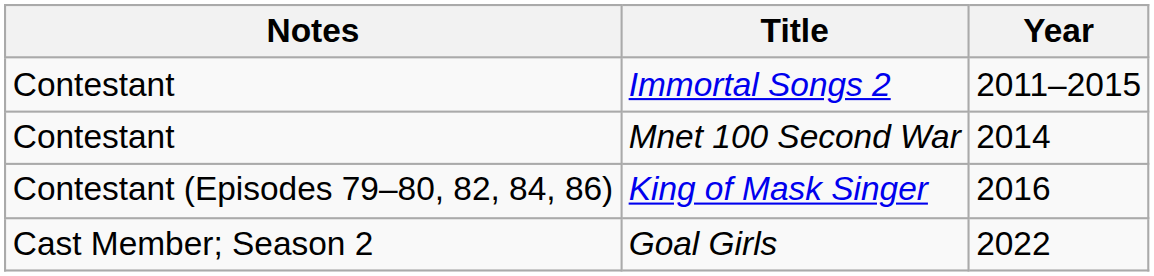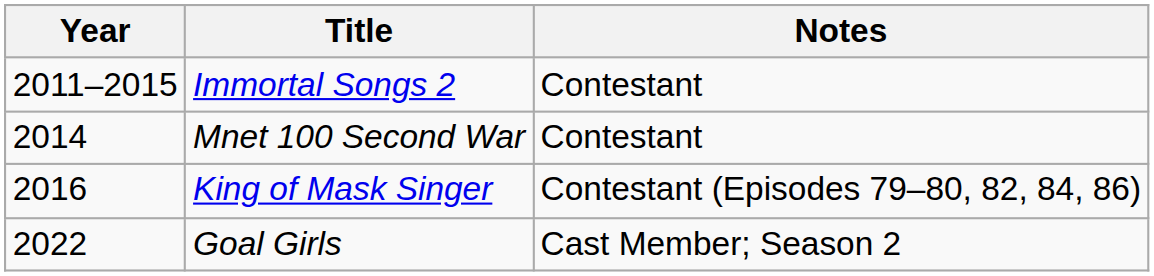columns swapped: (1059, 31) <-> (313, 31)
